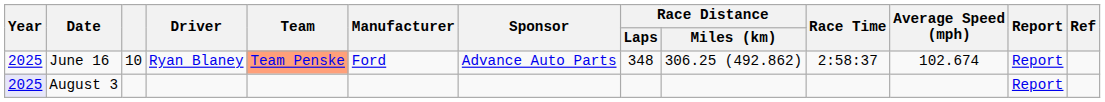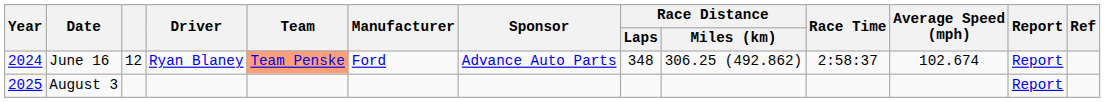(25, 63) 2025 -> (25, 63) 2024
(134, 63) 10 -> (134, 63) 12
(25, 86) lavender background -> (25, 86) no background
